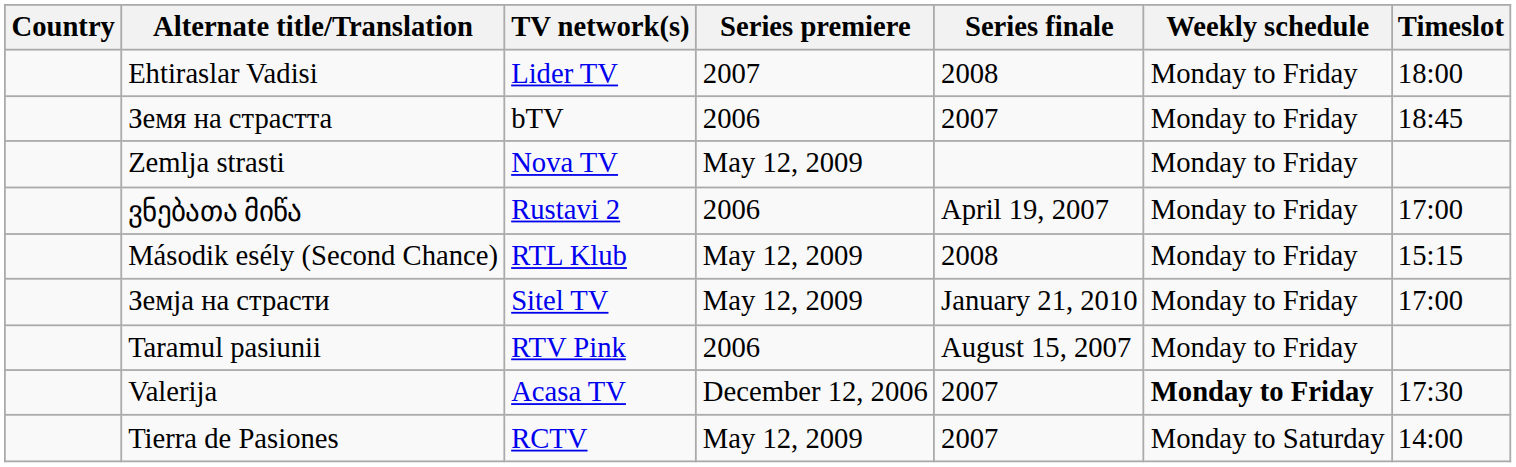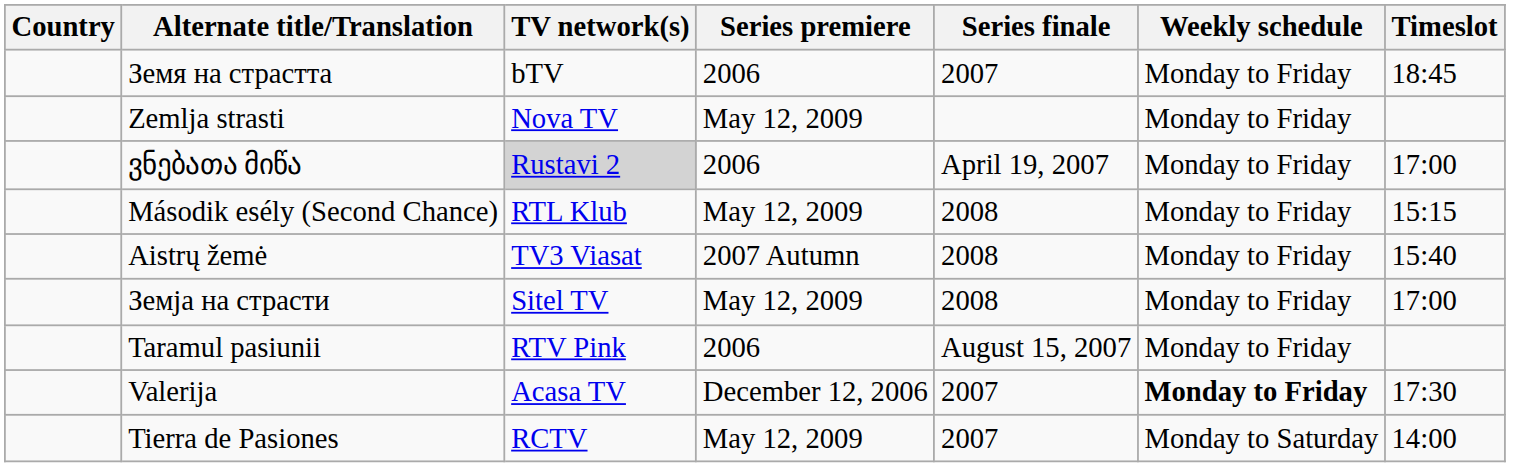- row: (223, 72)
(566, 209) no background -> (566, 164) lightgrey background
+ row: (198, 256)
(1039, 301) January 21, 2010 -> (970, 301) 2008
